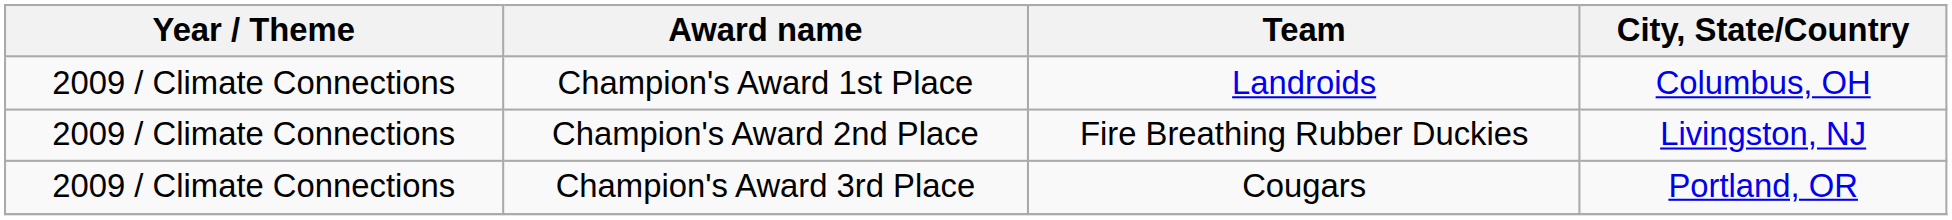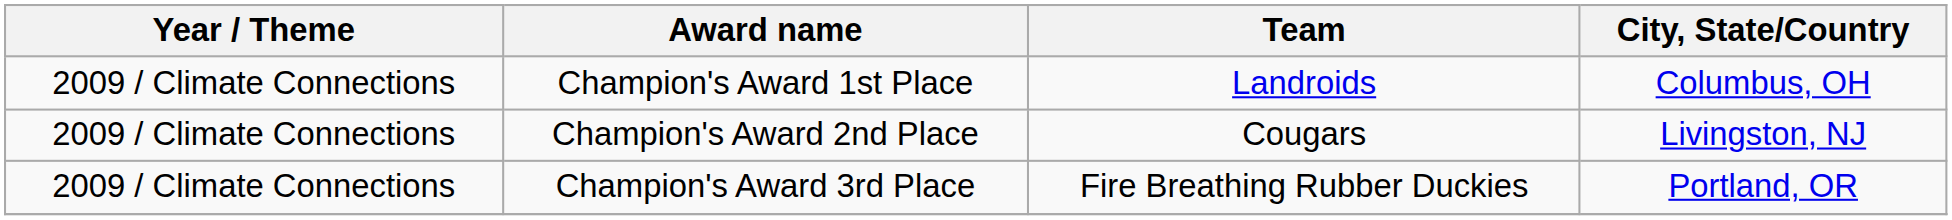(1304, 134) Fire Breathing Rubber Duckies -> (1304, 134) Cougars
(1304, 186) Cougars -> (1304, 186) Fire Breathing Rubber Duckies
